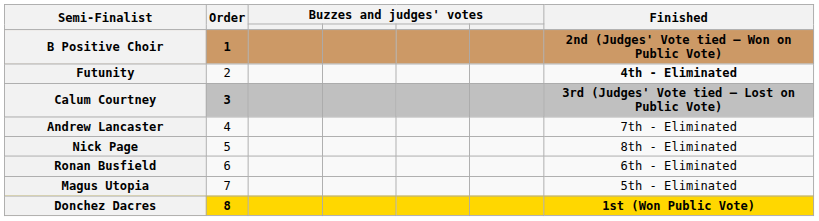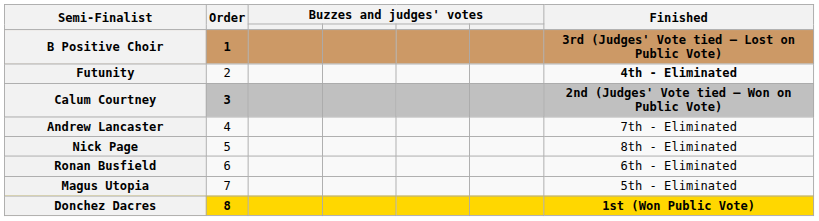(679, 47) 2nd (Judges' Vote tied – Won on Public Vote) -> (679, 47) 3rd (Judges' Vote tied – Lost on Public Vote)
(679, 100) 3rd (Judges' Vote tied – Lost on Public Vote) -> (679, 100) 2nd (Judges' Vote tied – Won on Public Vote)
